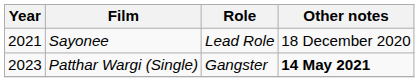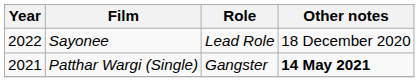(25, 40) 2021 -> (25, 40) 2022
(25, 64) 2023 -> (25, 64) 2021
